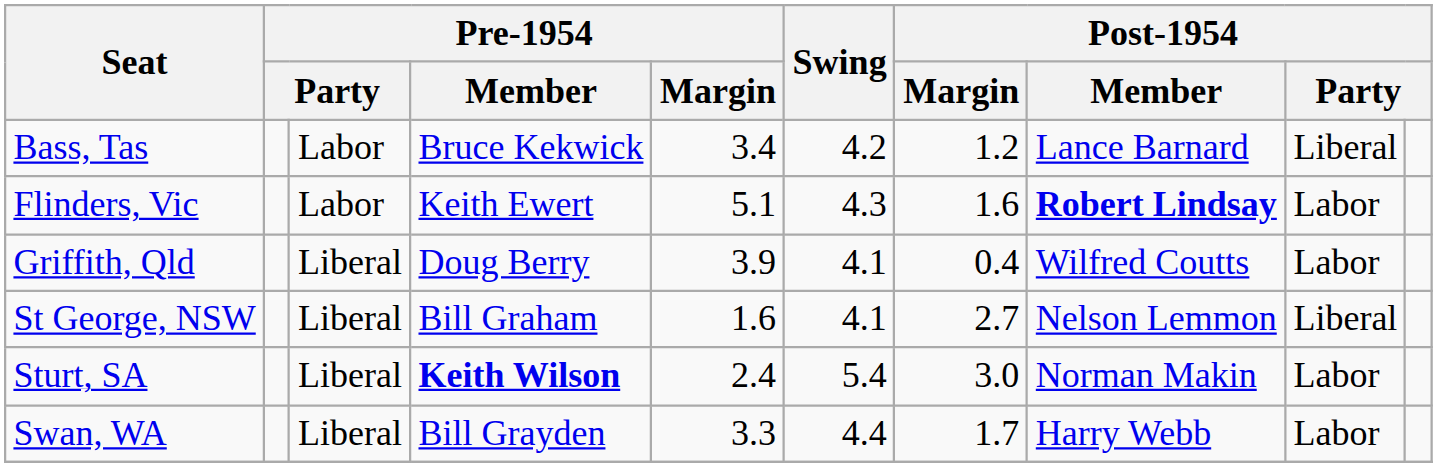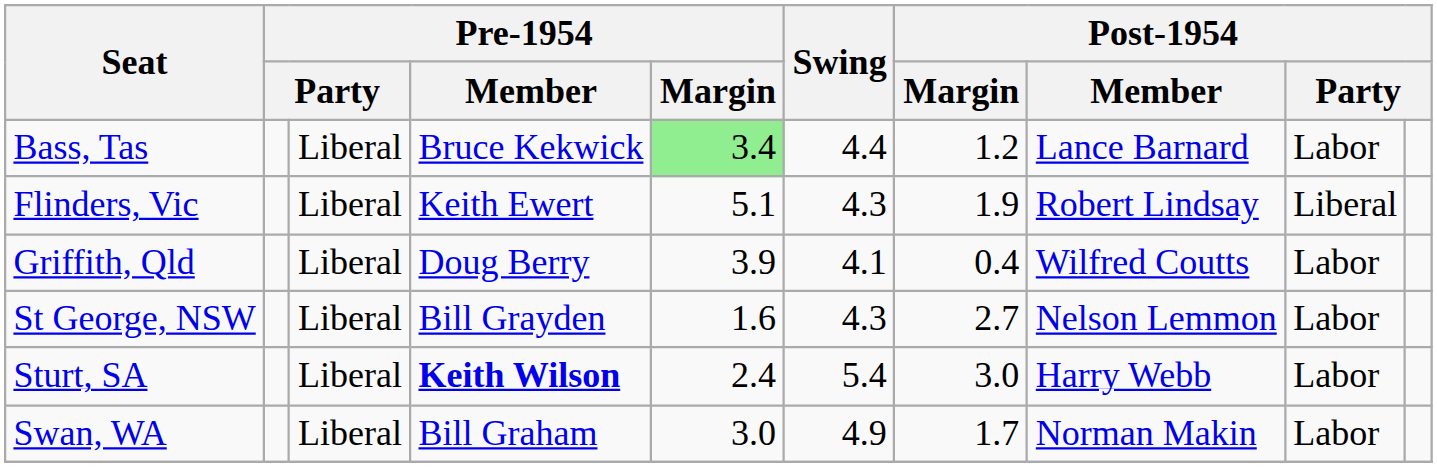(341, 147) Labor -> (350, 147) Liberal
(753, 147) no background -> (753, 147) lightgreen background
(864, 147) 4.2 -> (864, 147) 4.4
(1345, 147) Liberal -> (1336, 147) Labor
(341, 204) Labor -> (350, 204) Liberal
(997, 204) 1.6 -> (997, 204) 1.9
(1156, 204) bold -> (1147, 204) normal
(1336, 204) Labor -> (1345, 204) Liberal
(508, 318) Bill Graham -> (512, 318) Bill Grayden
(864, 318) 4.1 -> (864, 318) 4.3
(1345, 318) Liberal -> (1336, 318) Labor
(1146, 375) Norman Makin -> (1123, 375) Harry Webb
(512, 432) Bill Grayden -> (508, 432) Bill Graham
(753, 432) 3.3 -> (753, 432) 3.0
(864, 432) 4.4 -> (864, 432) 4.9
(1123, 432) Harry Webb -> (1146, 432) Norman Makin
